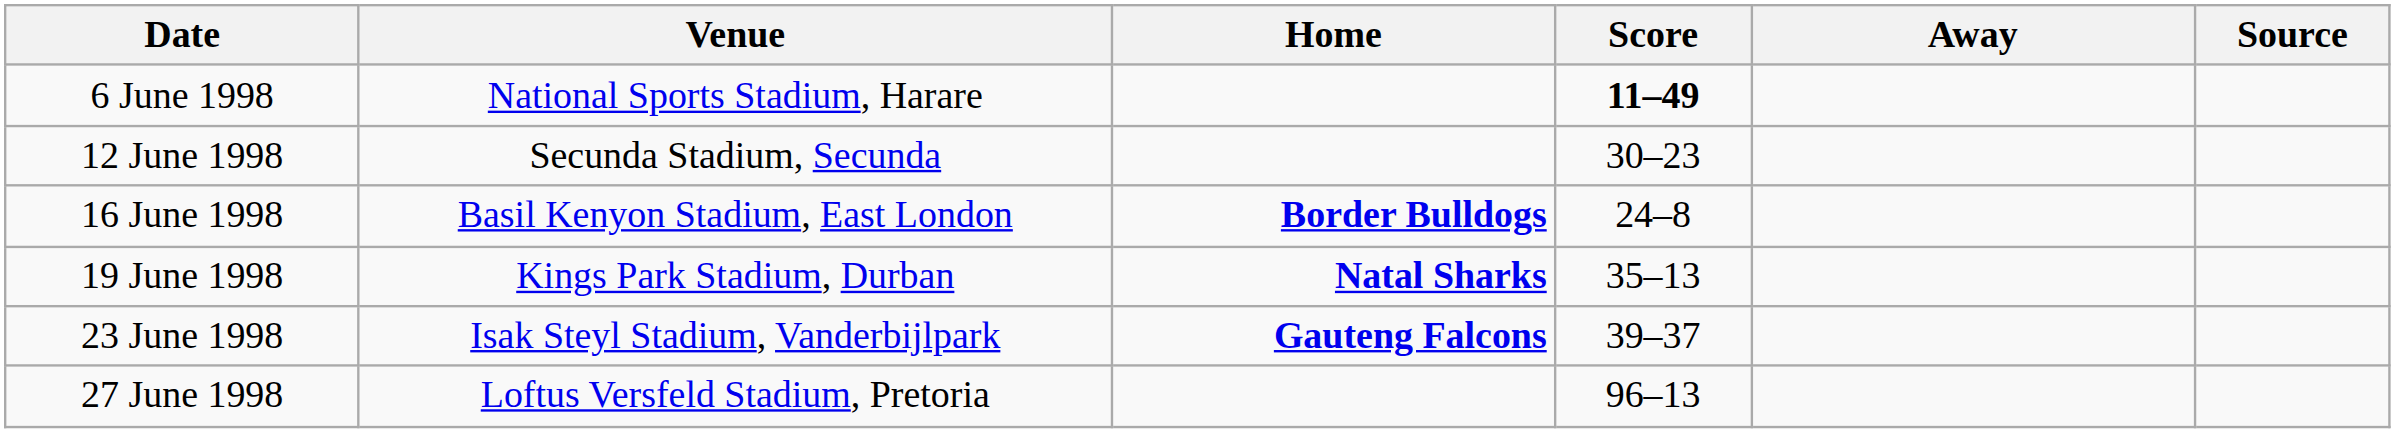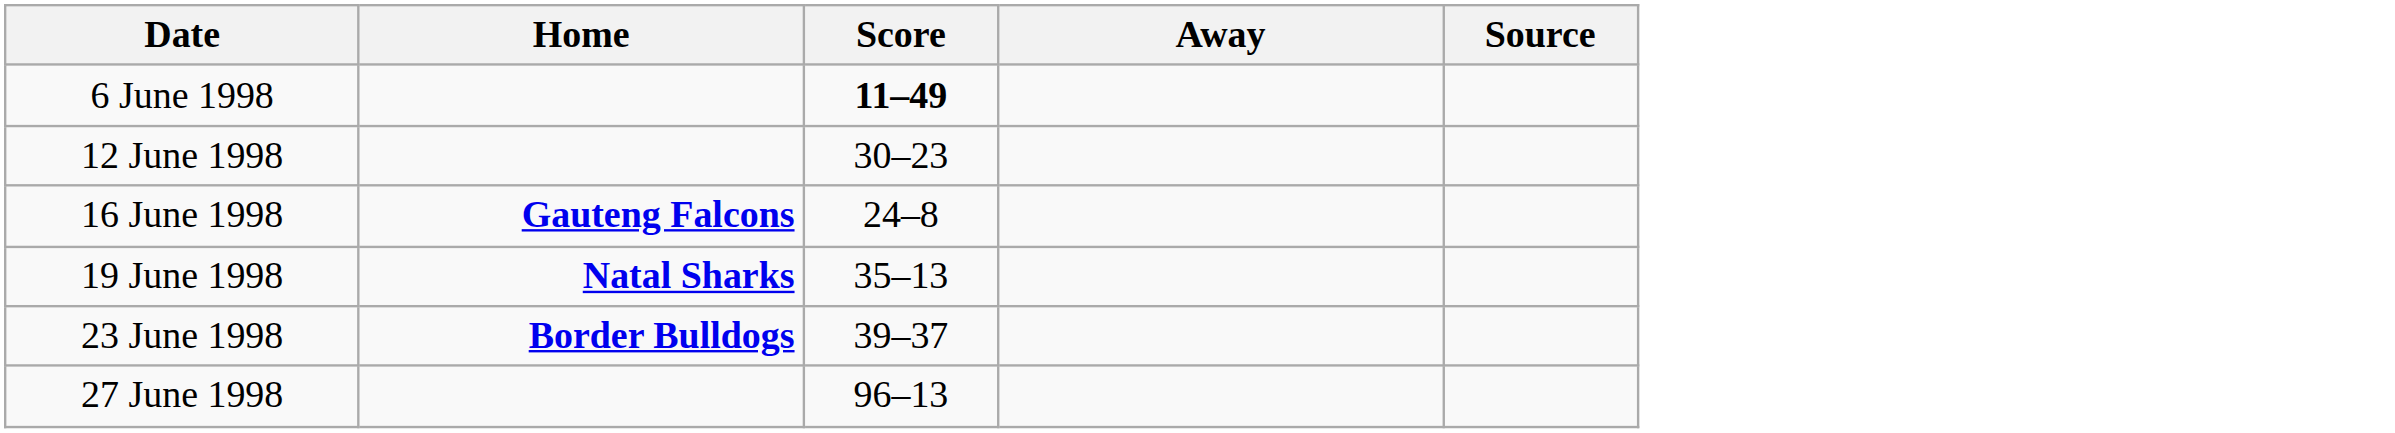- column: (735, 34)
(1414, 214) Border Bulldogs -> (658, 214) Gauteng Falcons
(1410, 335) Gauteng Falcons -> (662, 335) Border Bulldogs
